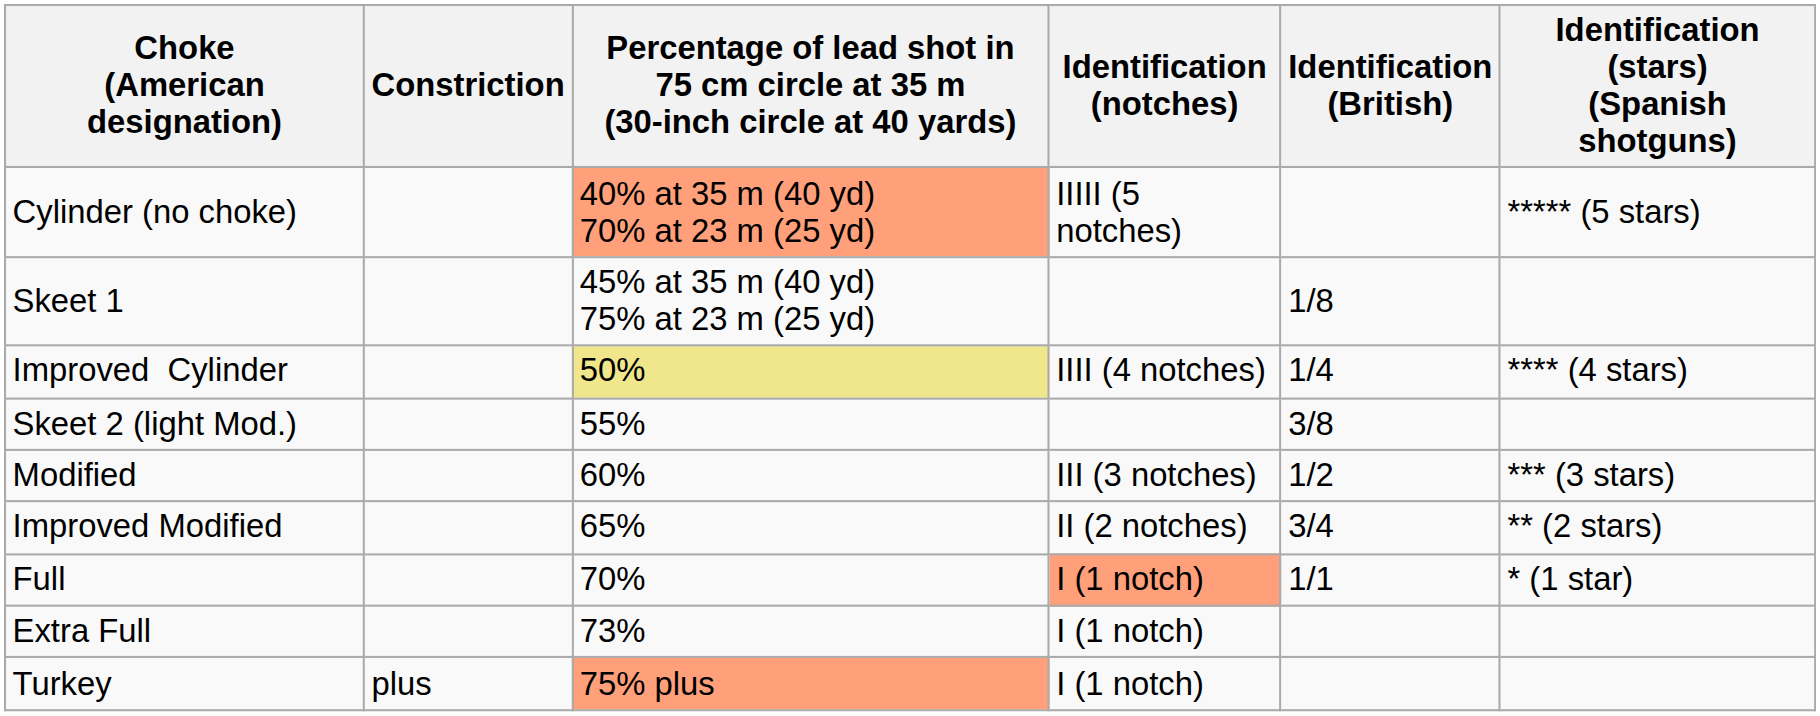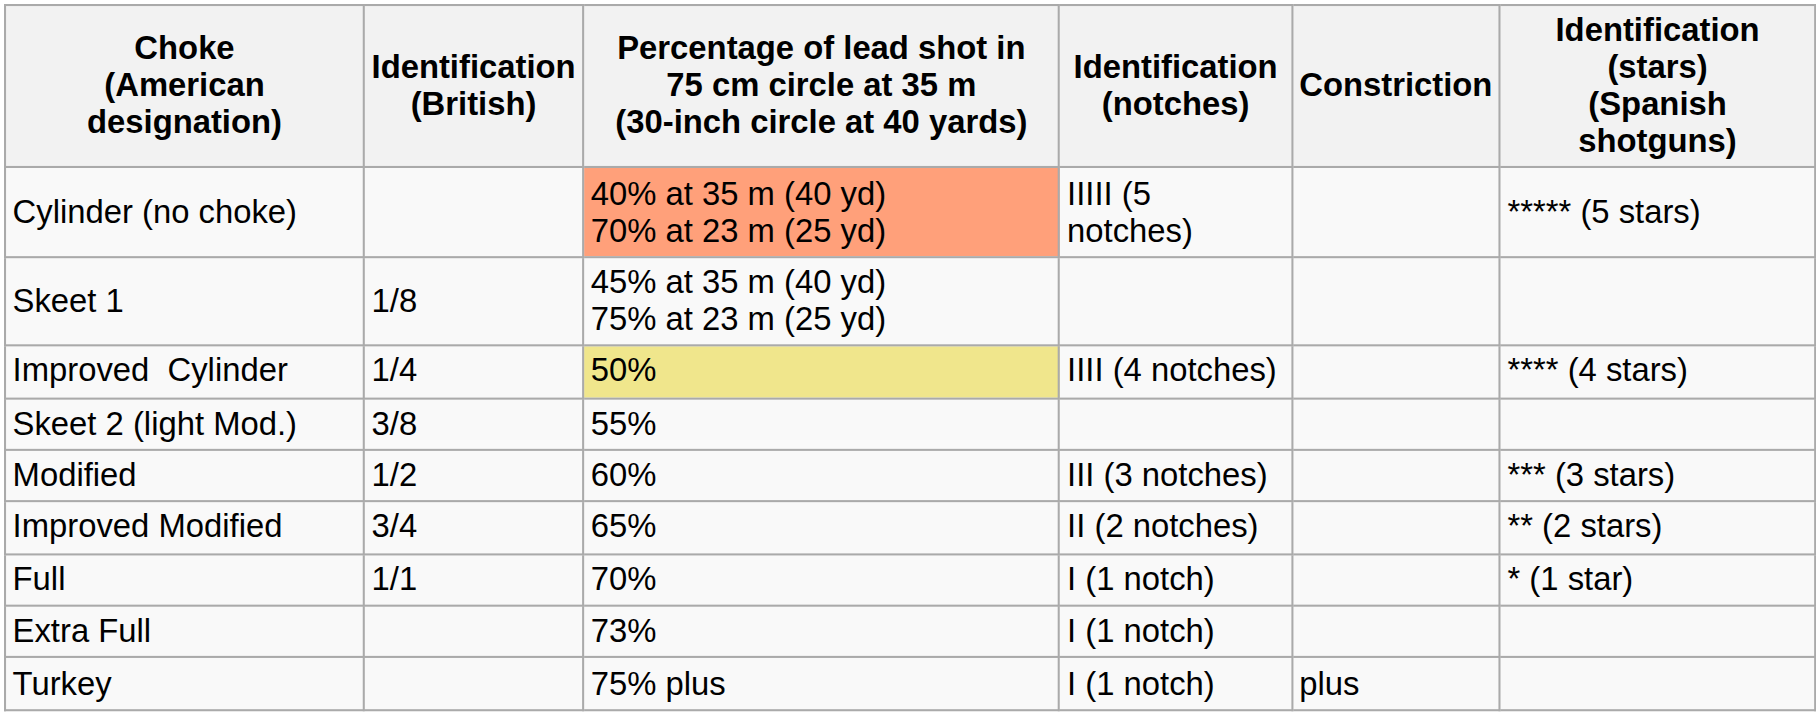columns swapped: (468, 85) <-> (1390, 85)
(1130, 579) lightsalmon background -> (1141, 579) no background
(647, 683) lightsalmon background -> (658, 683) no background
